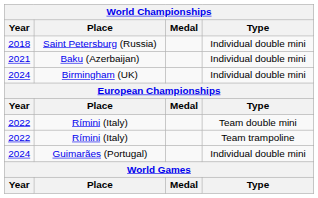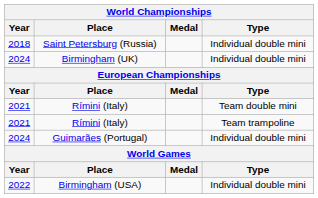- row: (100, 59)
(19, 122) 2022 -> (19, 106) 2021
(19, 138) 2022 -> (19, 122) 2021
+ row: (100, 185)
